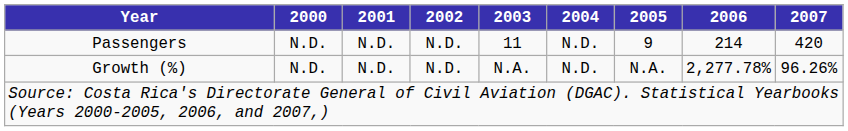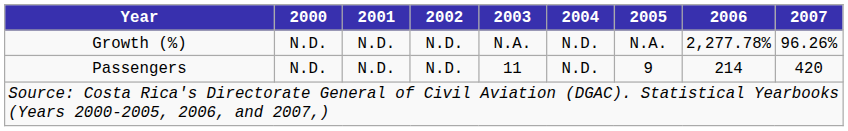rows swapped: (140, 43) <-> (140, 69)
